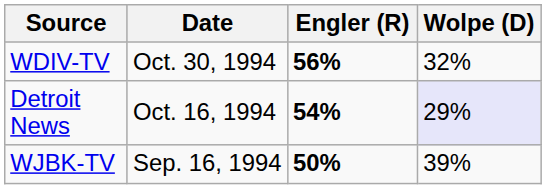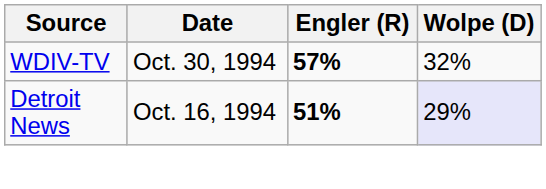(317, 61) 56% -> (317, 61) 57%
(317, 112) 54% -> (317, 112) 51%
- row: (63, 163)
